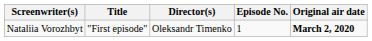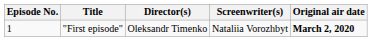columns swapped: (262, 12) <-> (45, 12)
